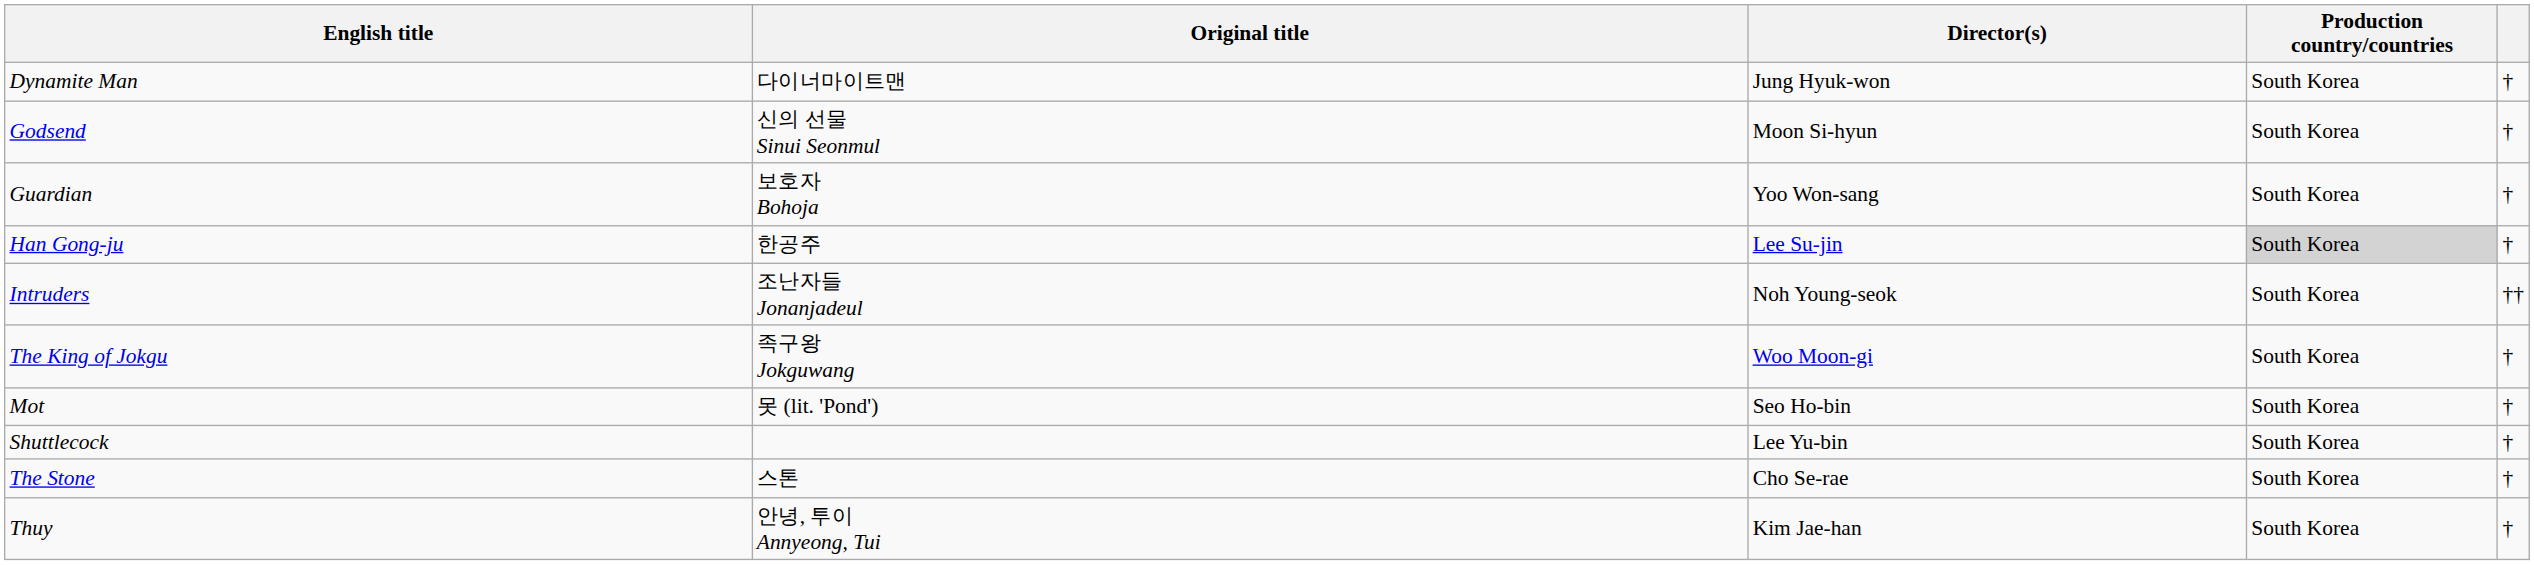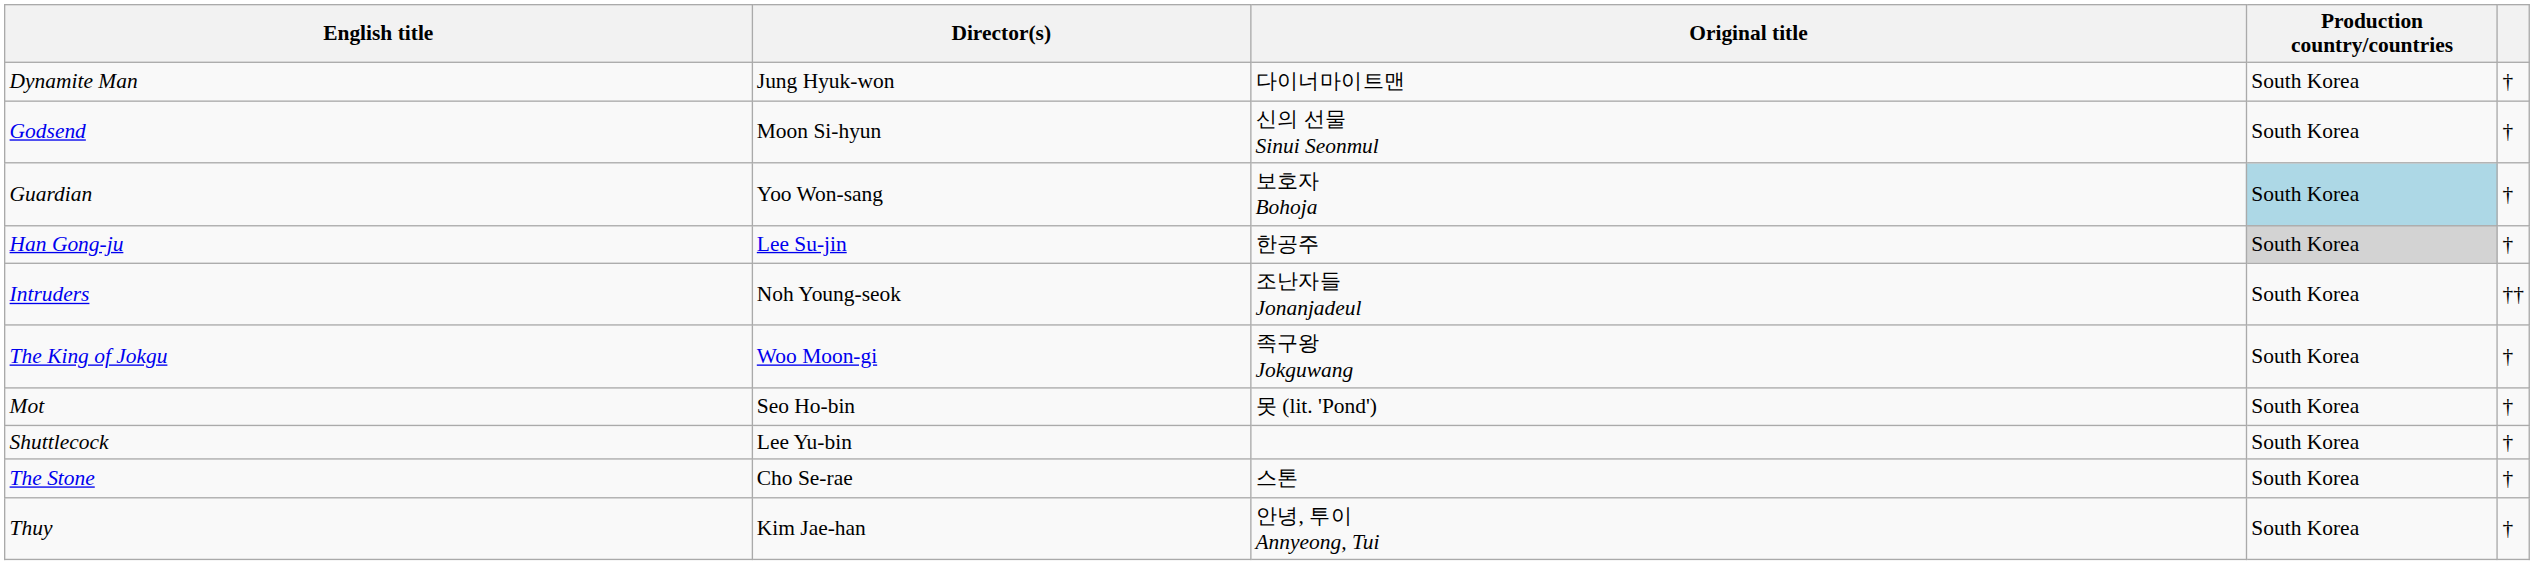columns swapped: (1250, 33) <-> (1997, 33)
(2305, 193) no background -> (2305, 193) lightblue background
